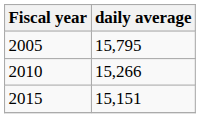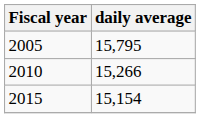(118, 98) 15,151 -> (118, 98) 15,154
